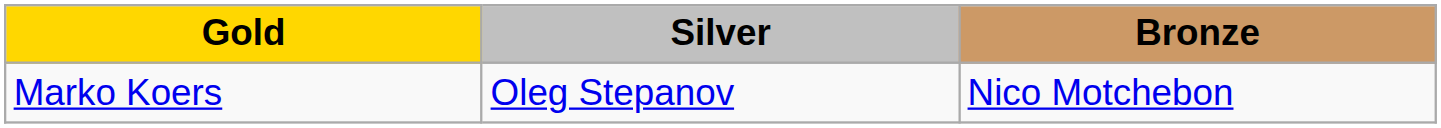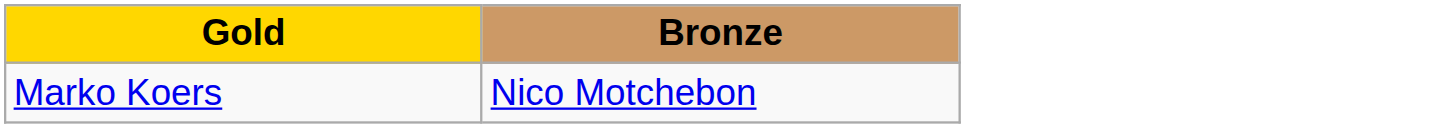- column: (721, 33)
